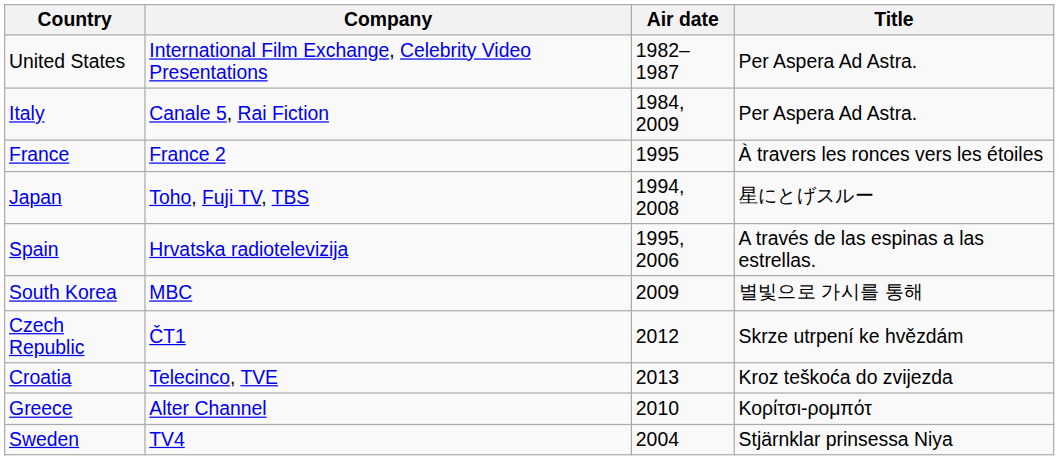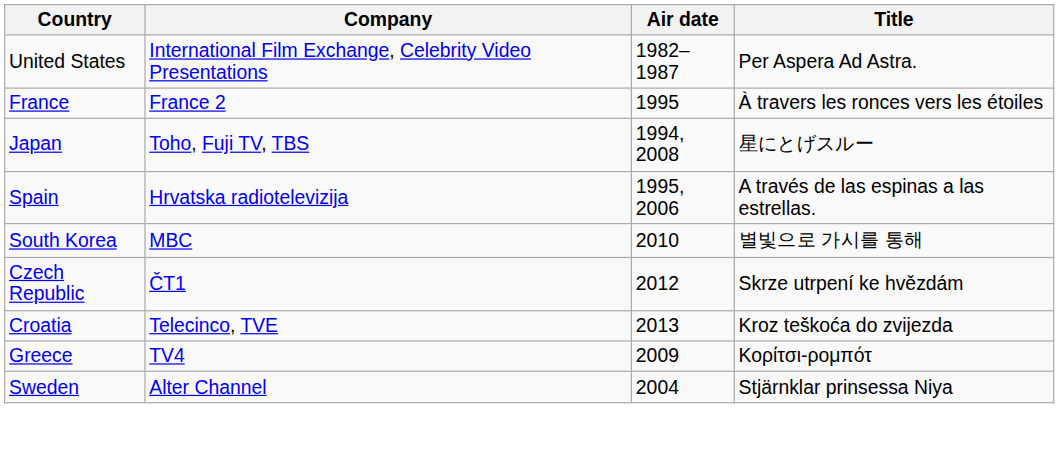- row: (27, 113)
(657, 293) 2009 -> (657, 240) 2010
(208, 408) Alter Channel -> (167, 356) TV4
(657, 408) 2010 -> (657, 356) 2009
(167, 439) TV4 -> (208, 386) Alter Channel
